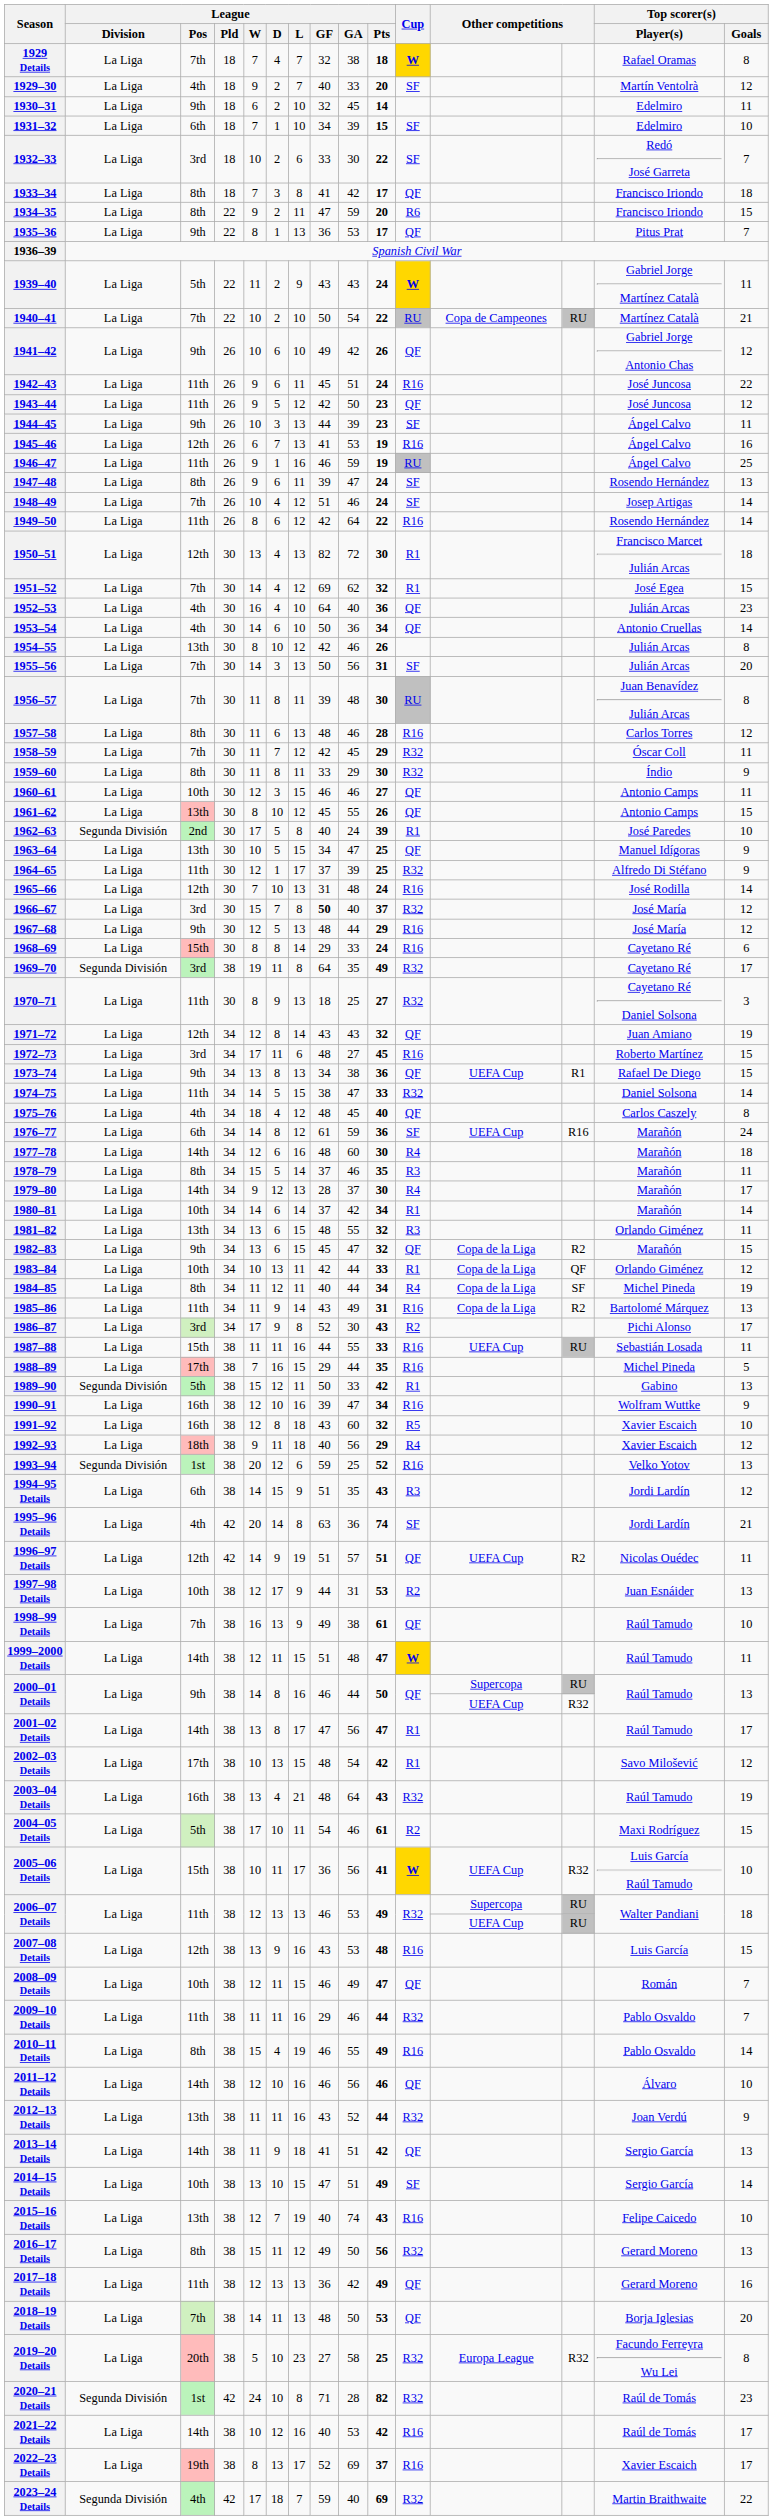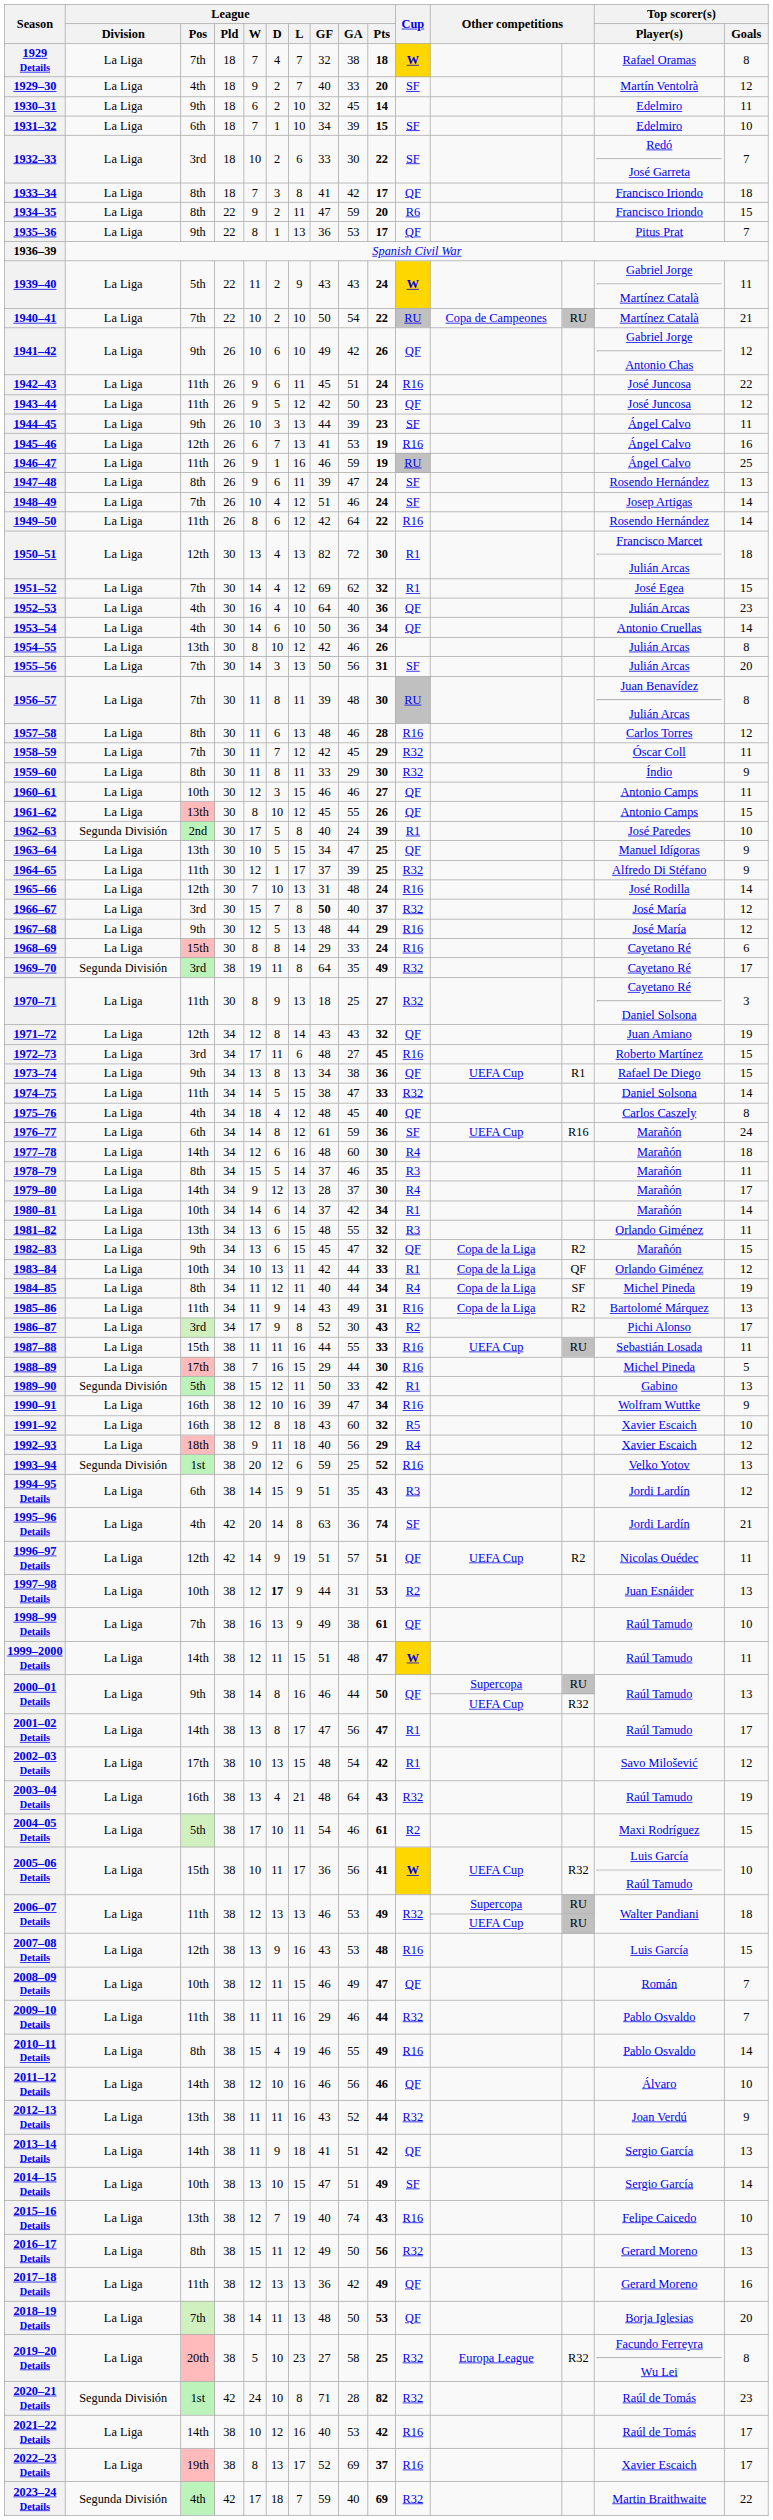(382, 1366) 35 -> (382, 1366) 30
(277, 1591) normal -> (277, 1591) bold
